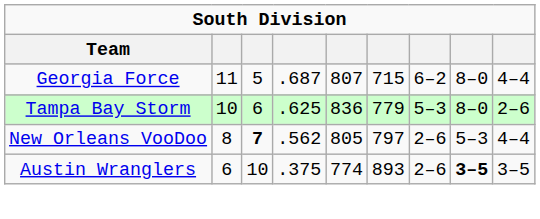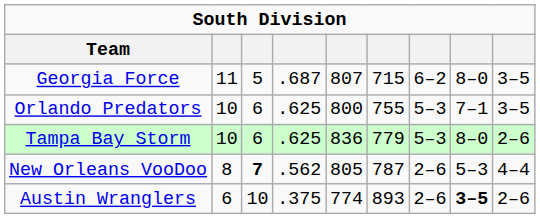(513, 79) 4–4 -> (513, 79) 3–5
+ row: (108, 109)
(388, 139) 797 -> (388, 169) 787
(513, 169) 3–5 -> (513, 199) 2–6
